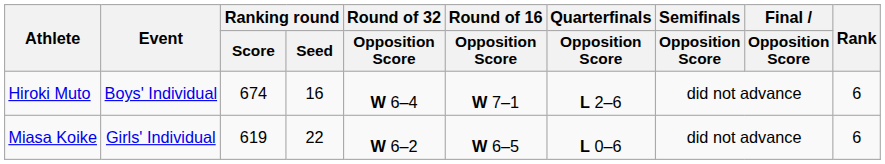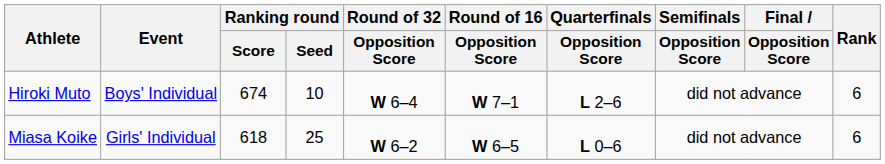(315, 94) 16 -> (315, 94) 10
(253, 138) 619 -> (253, 138) 618
(315, 138) 22 -> (315, 138) 25
